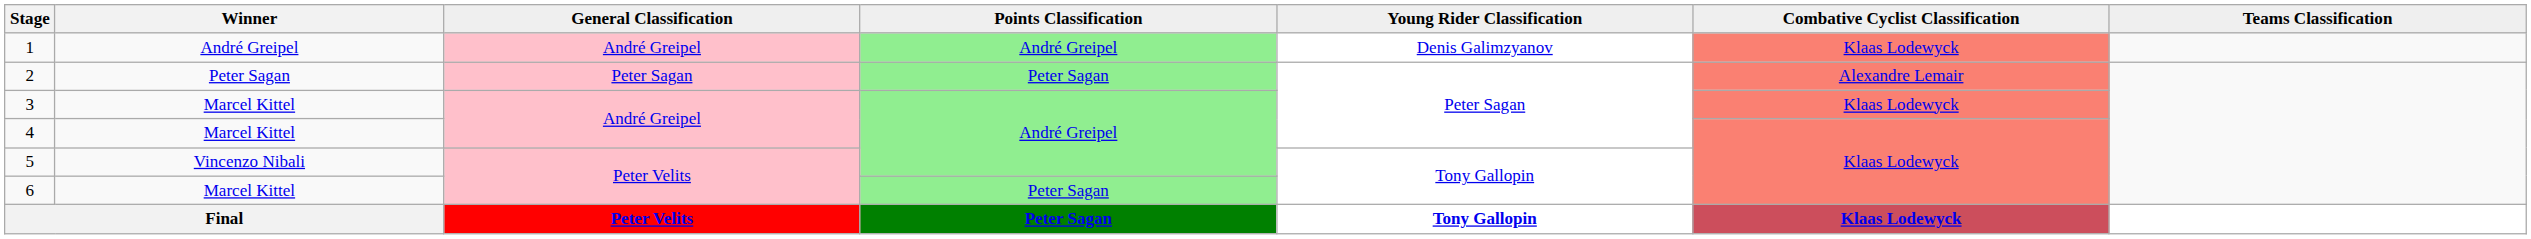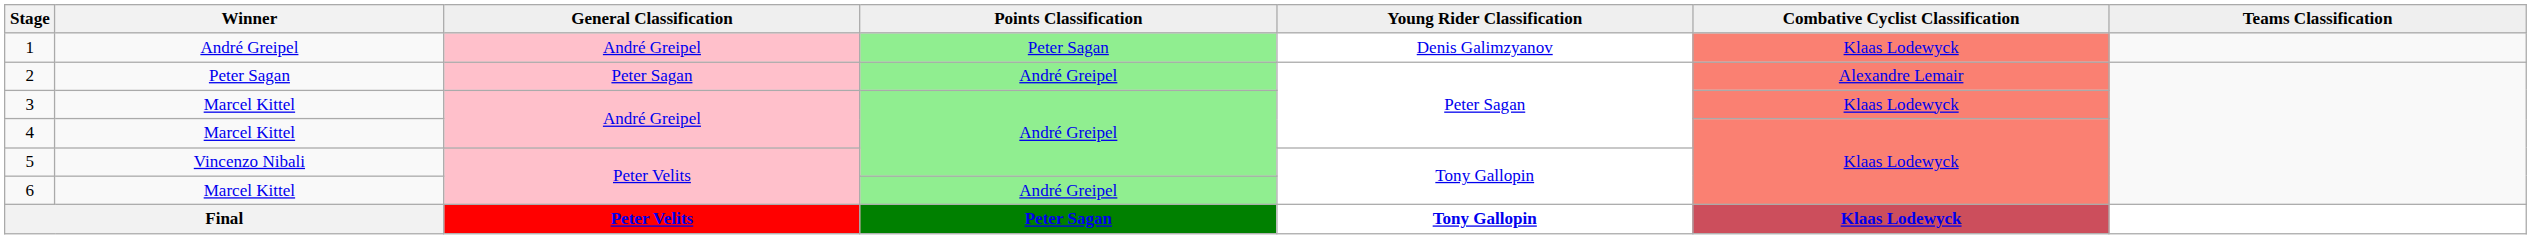(1068, 47) André Greipel -> (1068, 47) Peter Sagan
(1068, 76) Peter Sagan -> (1068, 76) André Greipel
(1068, 190) Peter Sagan -> (1068, 190) André Greipel
